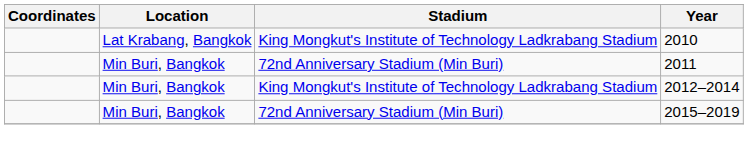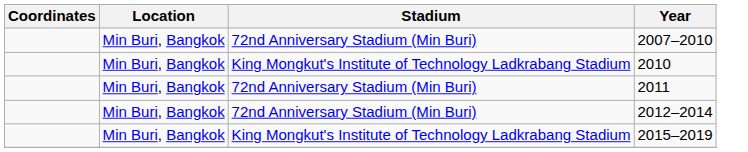+ row: (675, 40)
(177, 40) Lat Krabang, Bangkok -> (164, 64) Min Buri, Bangkok
(458, 87) King Mongkut's Institute of Technology Ladkrabang Stadium -> (354, 111) 72nd Anniversary Stadium (Min Buri)
(381, 111) 72nd Anniversary Stadium (Min Buri) -> (431, 135) King Mongkut's Institute of Technology Ladkrabang Stadium
